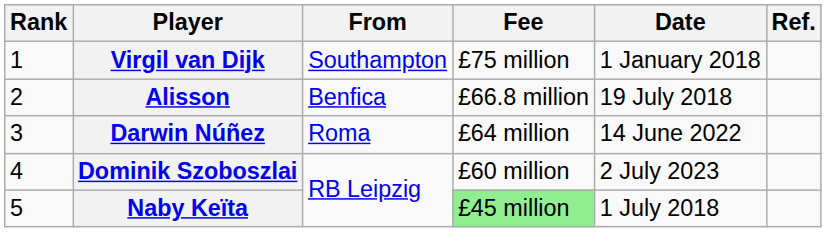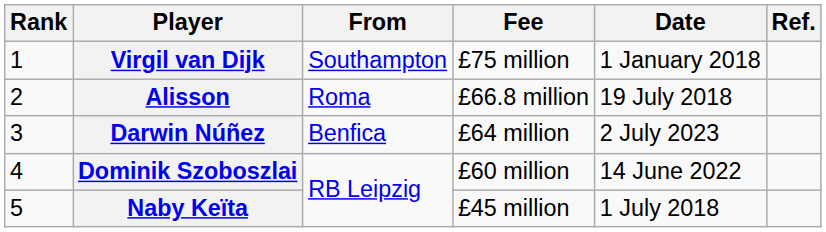(347, 97) Benfica -> (339, 97) Roma
(339, 134) Roma -> (347, 134) Benfica
(671, 134) 14 June 2022 -> (660, 134) 2 July 2023
(660, 171) 2 July 2023 -> (671, 171) 14 June 2022
(514, 208) lightgreen background -> (514, 208) no background
